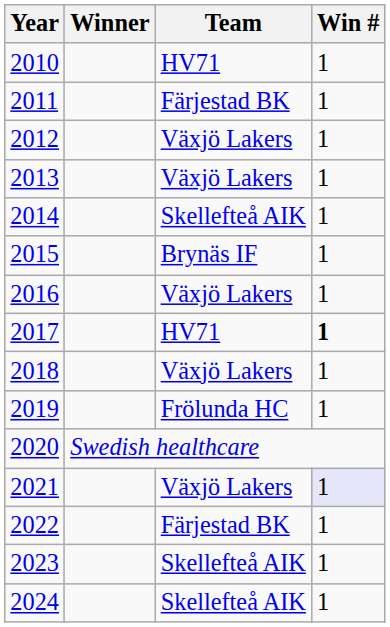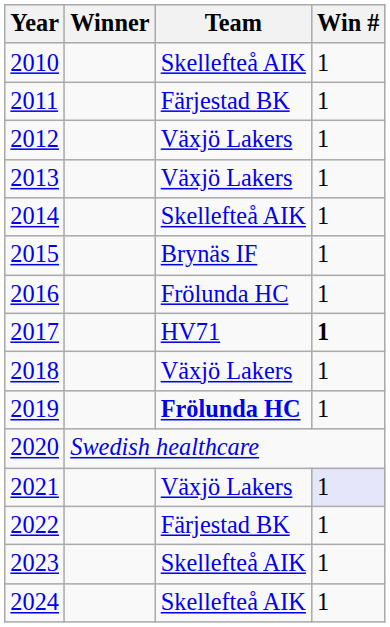(190, 62) HV71 -> (233, 62) Skellefteå AIK
(227, 293) Växjö Lakers -> (225, 293) Frölunda HC
(225, 409) normal -> (231, 409) bold
